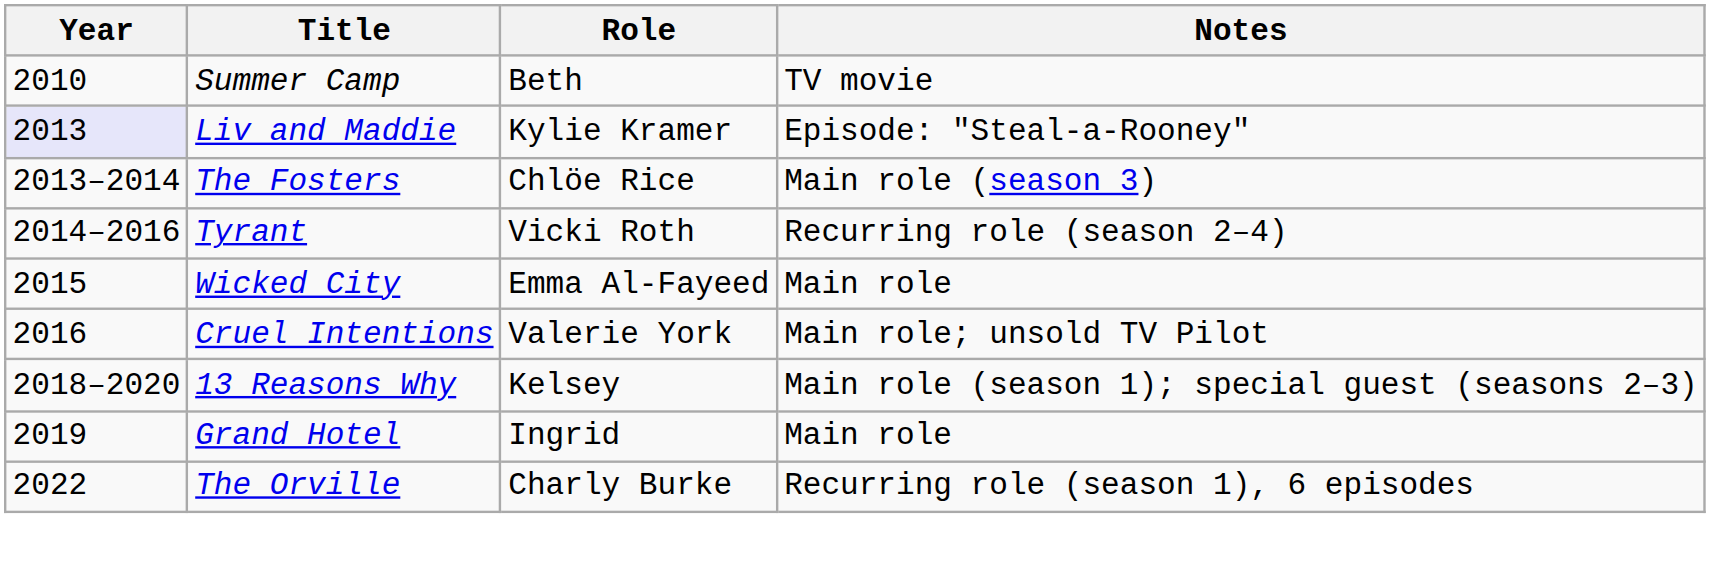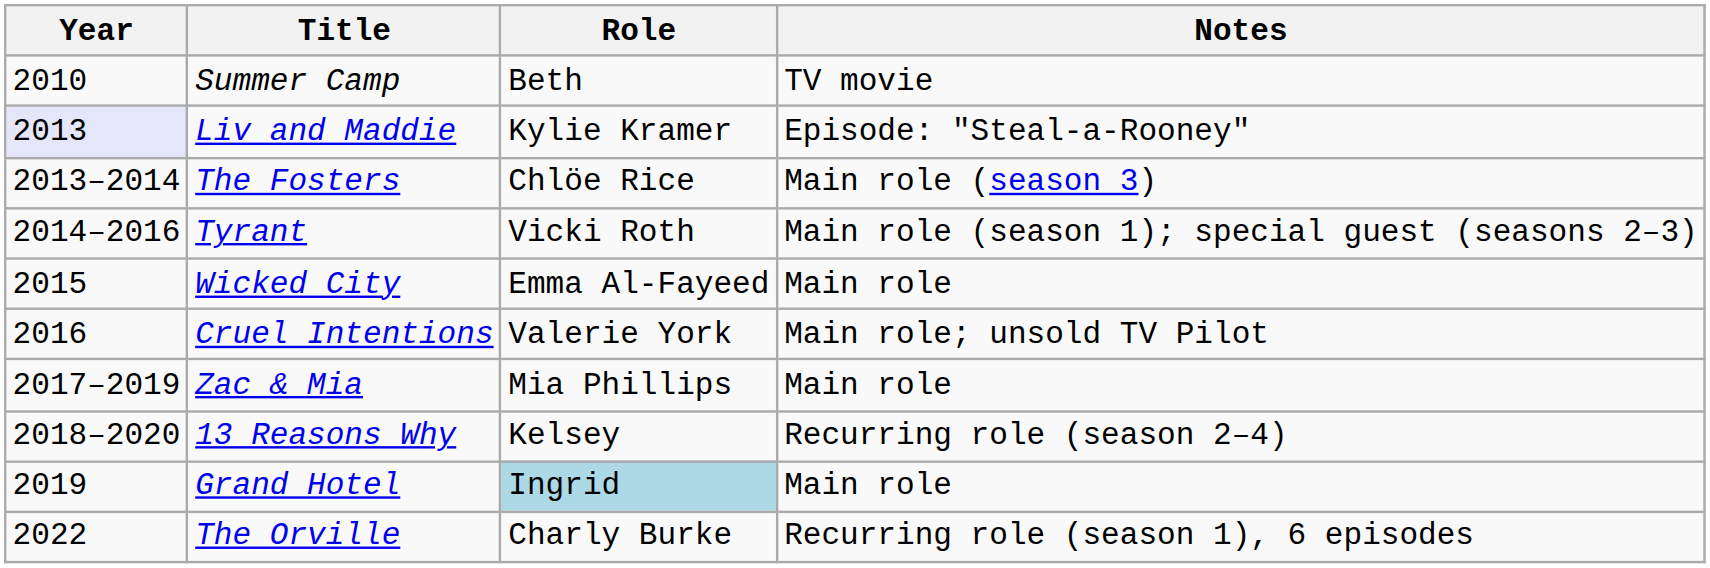(1036, 233) Recurring role (season 2–4) -> (1241, 233) Main role (season 1); special guest (seasons 2–3)
+ row: (279, 385)
(1241, 385) Main role (season 1); special guest (seasons 2–3) -> (1036, 436) Recurring role (season 2–4)
(564, 436) no background -> (564, 486) lightblue background
